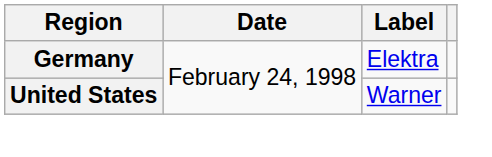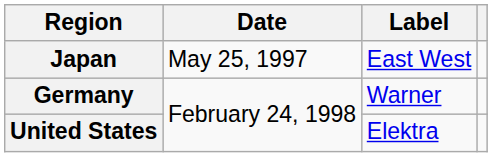+ row: (84, 59)
(403, 59) Elektra -> (404, 95) Warner
(404, 95) Warner -> (403, 132) Elektra
